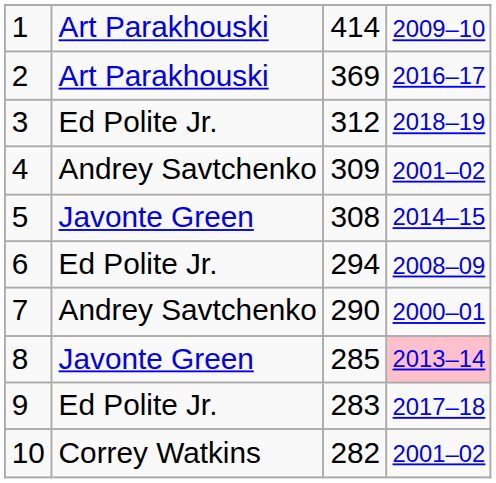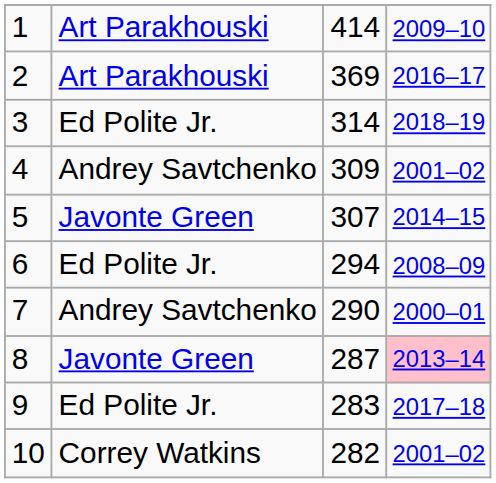(355, 122) 312 -> (355, 122) 314
(355, 216) 308 -> (355, 216) 307
(355, 358) 285 -> (355, 358) 287
